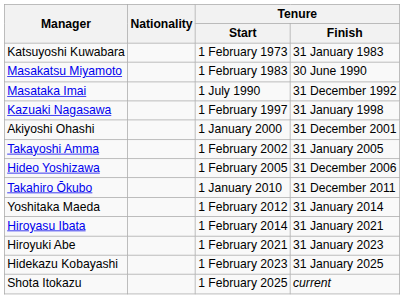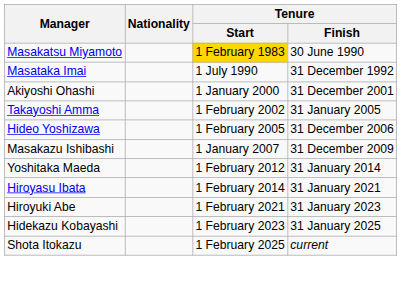- row: (66, 52)
(243, 71) no background -> (240, 52) gold background
- row: (59, 110)
+ row: (61, 149)
- row: (50, 187)
